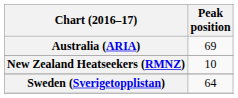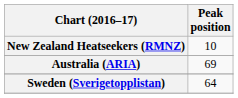rows swapped: (96, 45) <-> (96, 64)
